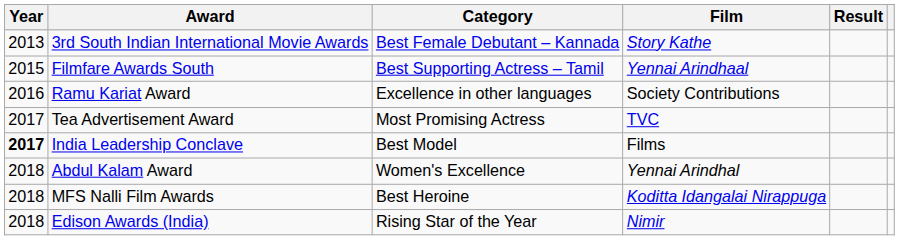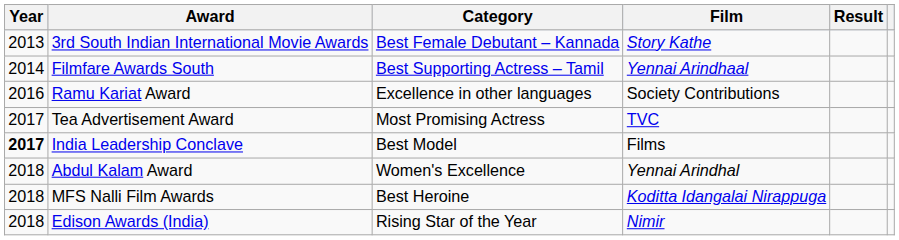(26, 68) 2015 -> (26, 68) 2014
